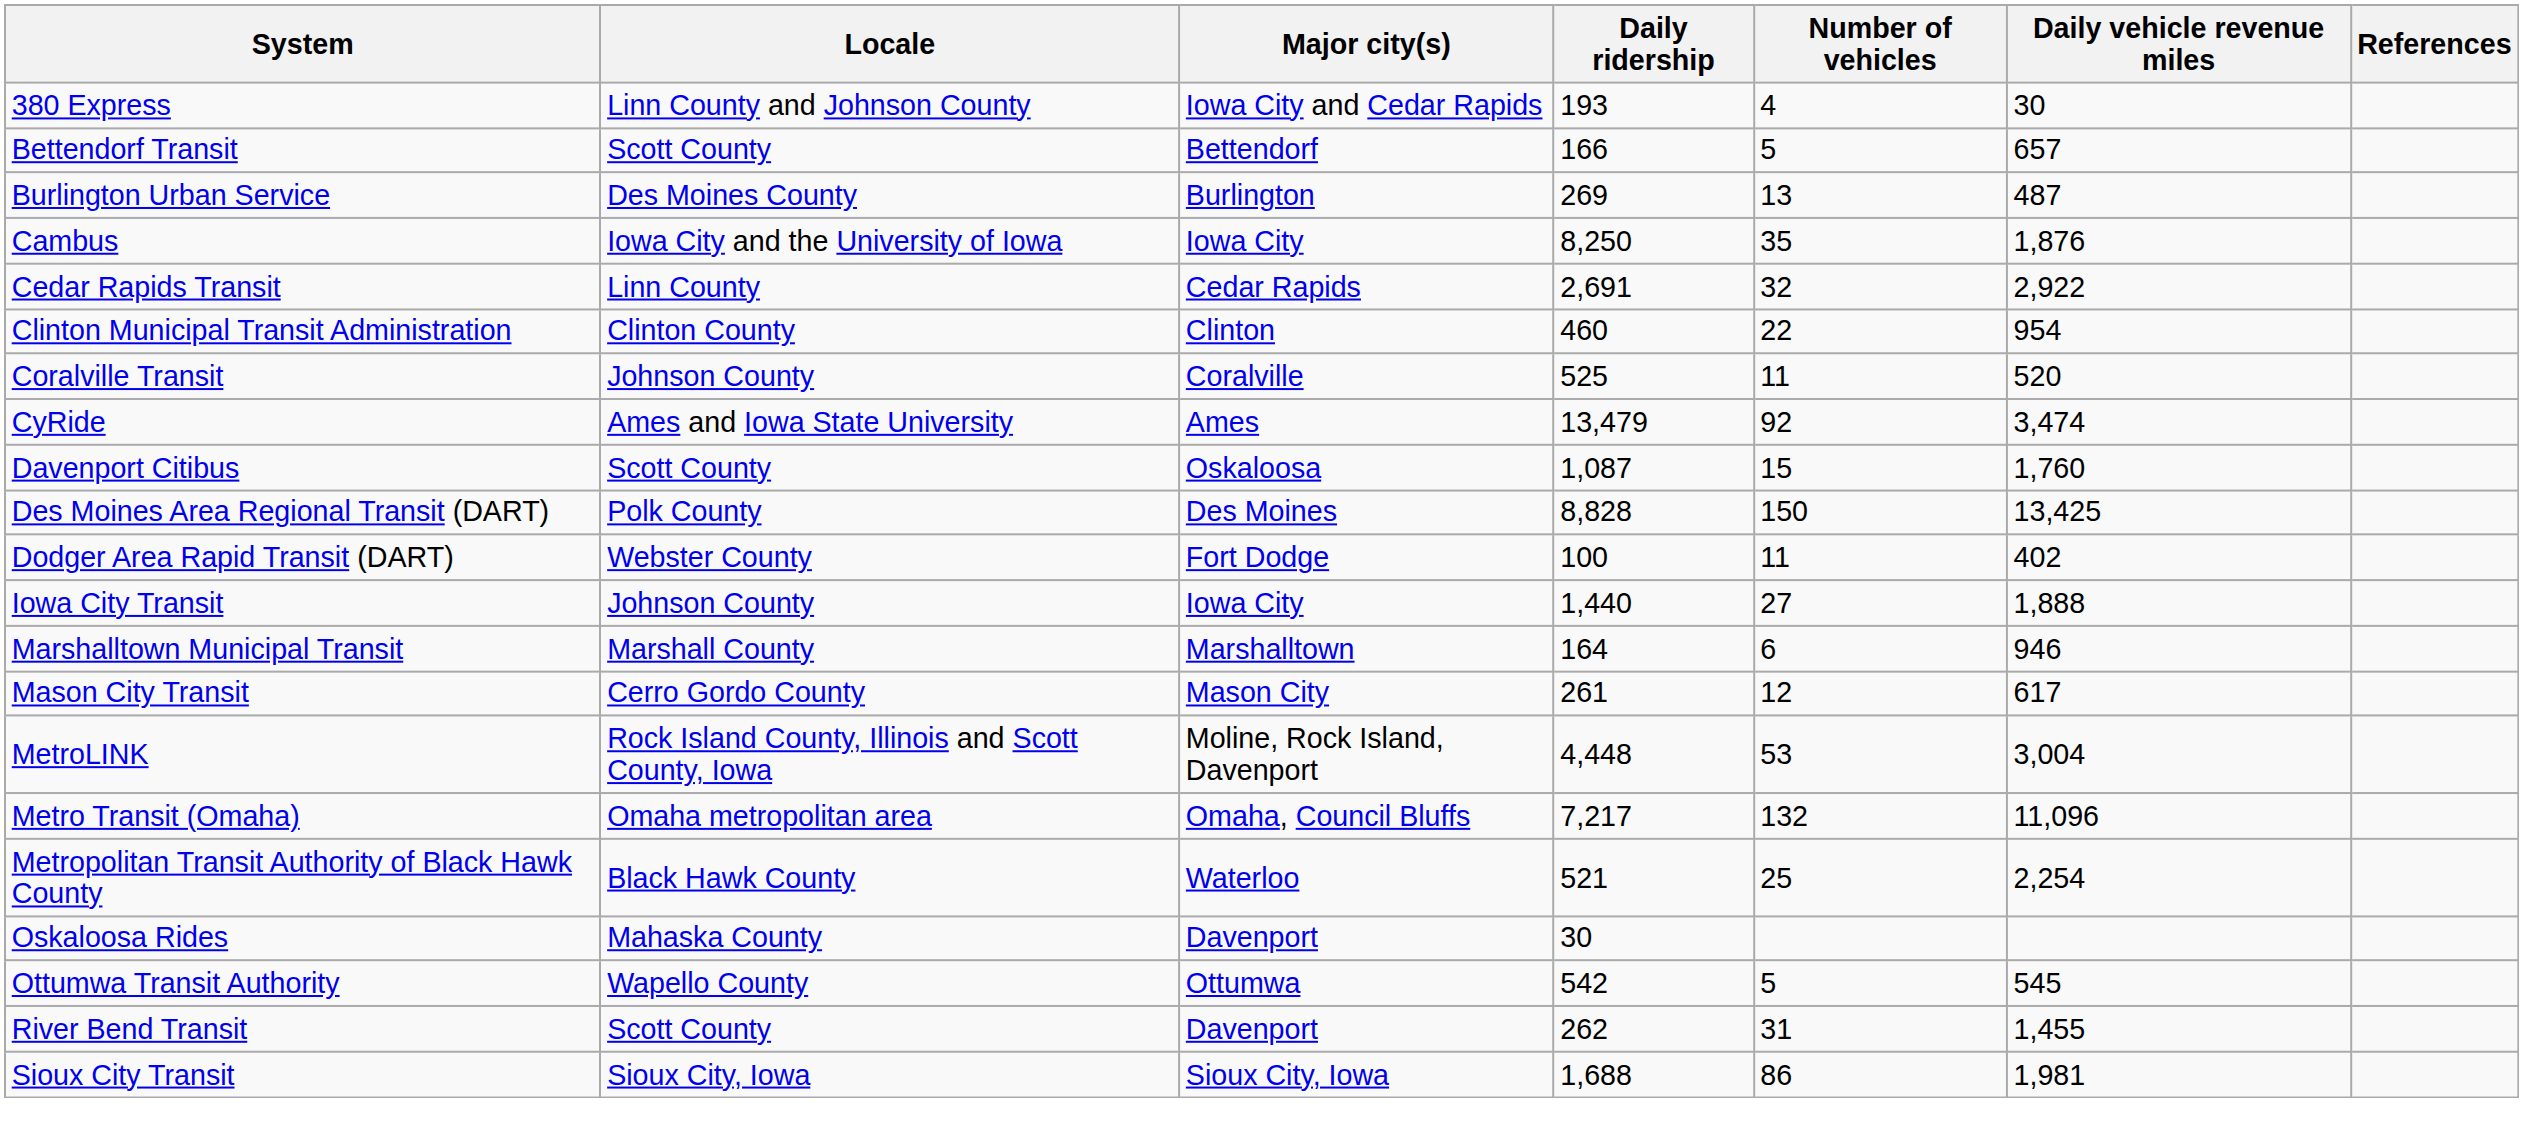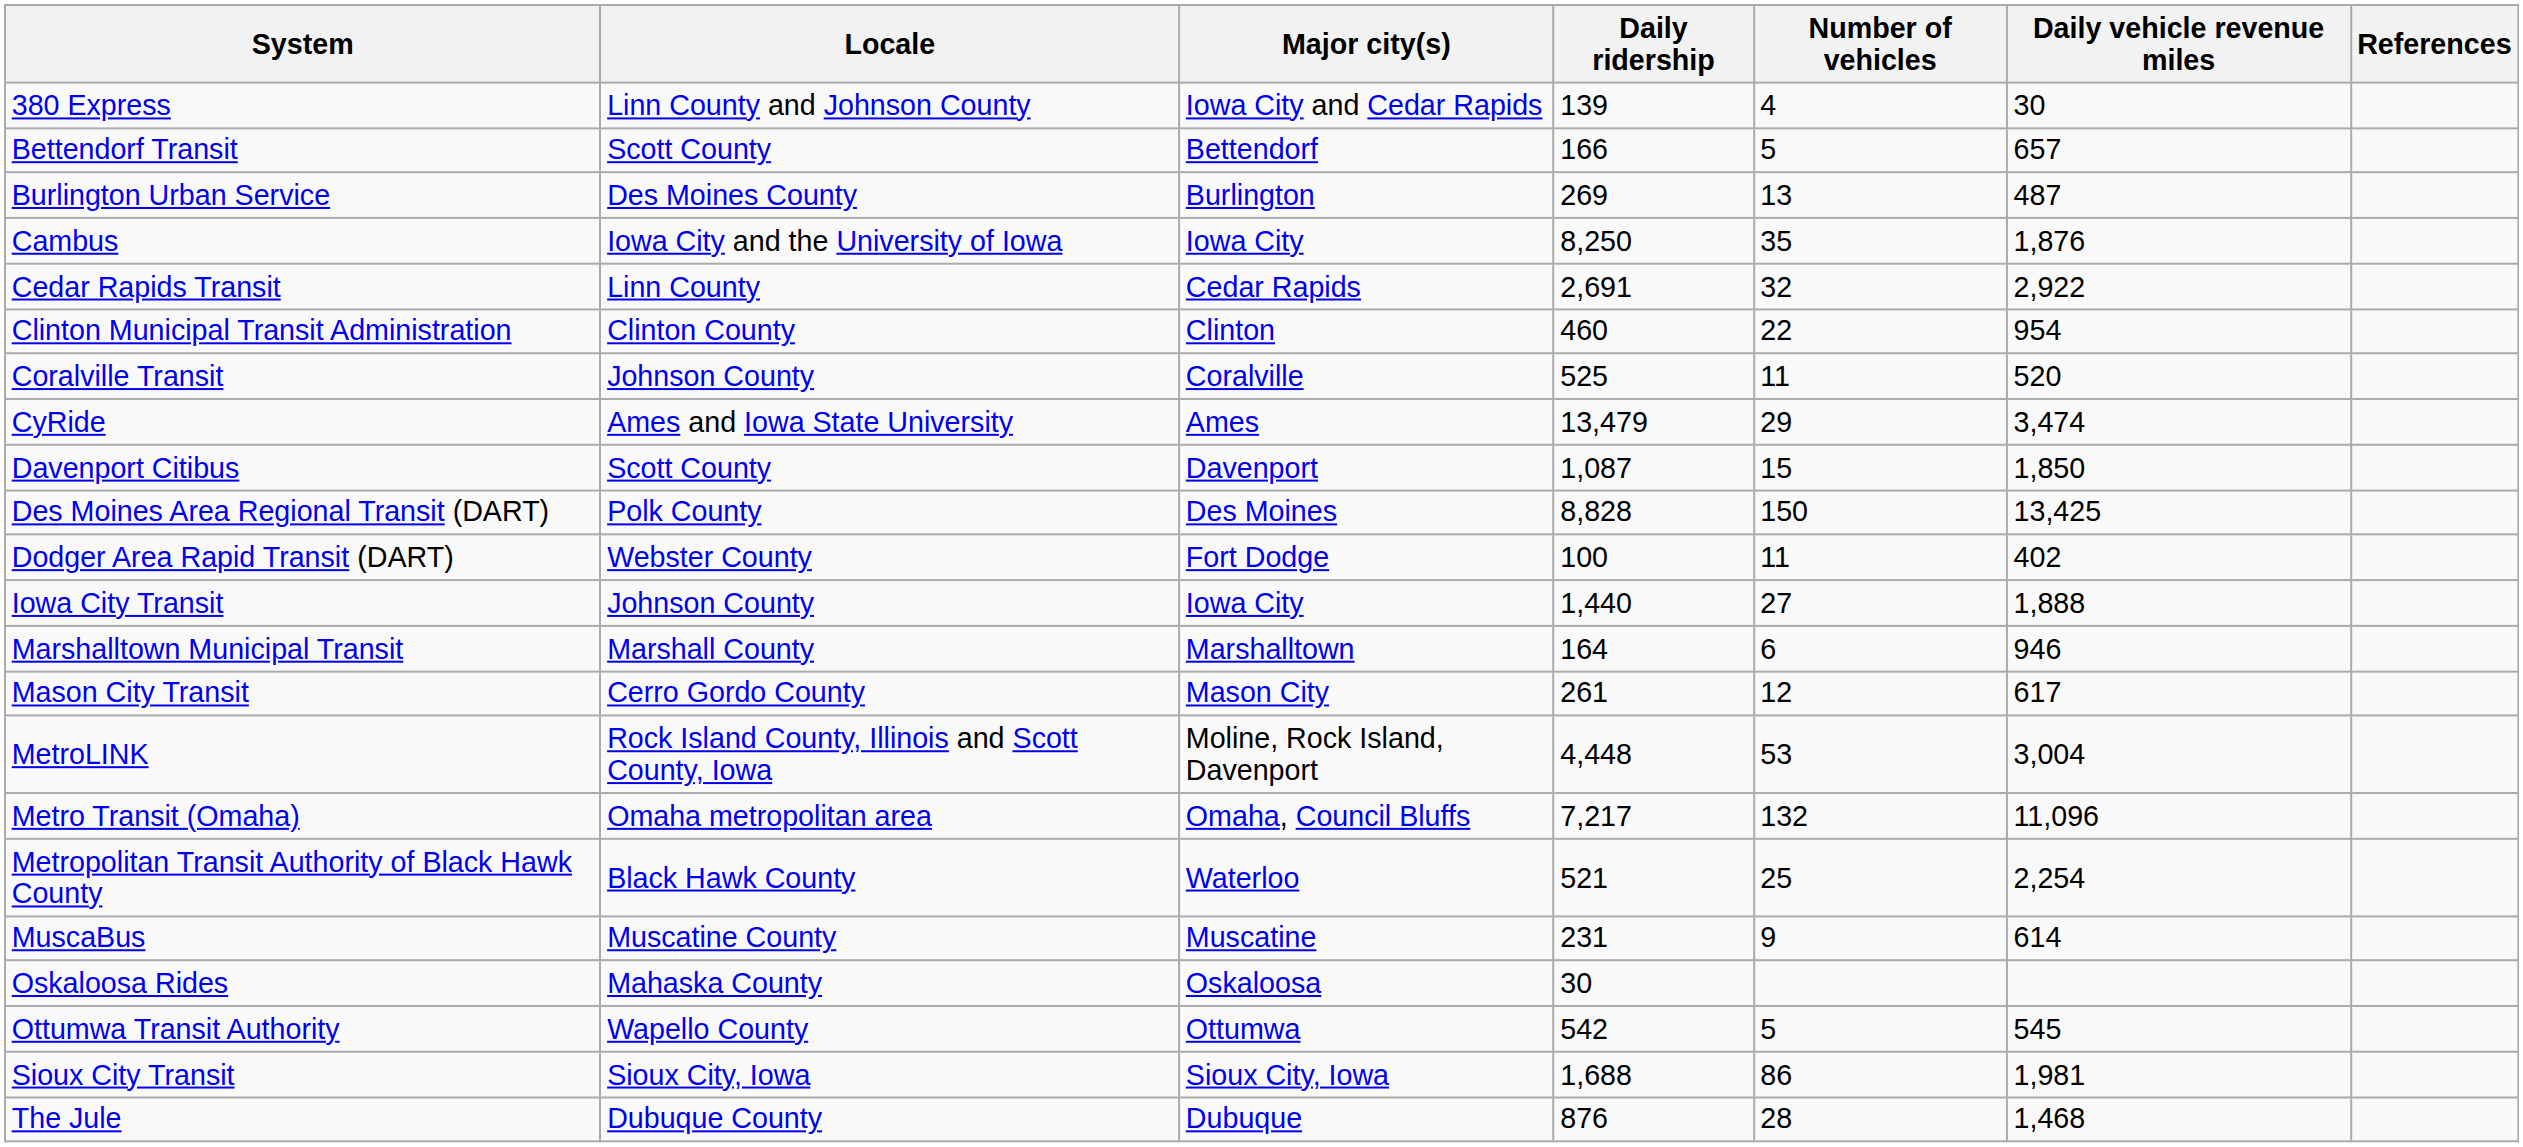(1584, 105) 193 -> (1584, 105) 139
(1776, 422) 92 -> (1776, 422) 29
(1254, 467) Oskaloosa -> (1252, 467) Davenport
(2049, 467) 1,760 -> (2049, 467) 1,850
+ row: (79, 938)
(1252, 938) Davenport -> (1254, 984) Oskaloosa
- row: (129, 1029)
+ row: (67, 1120)
